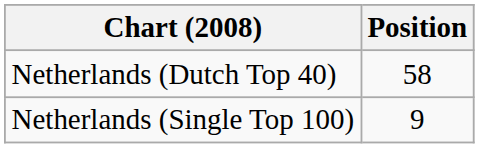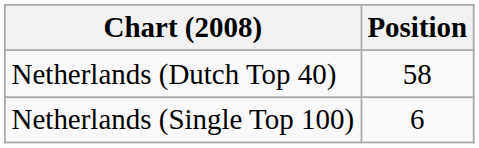(417, 119) 9 -> (417, 119) 6
